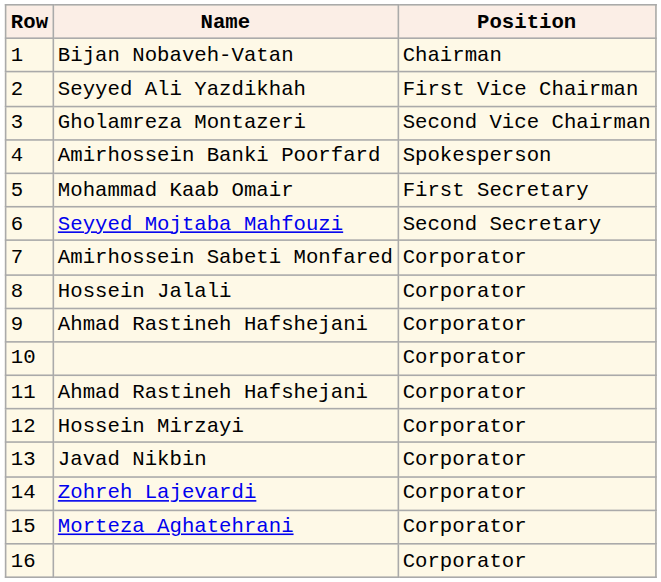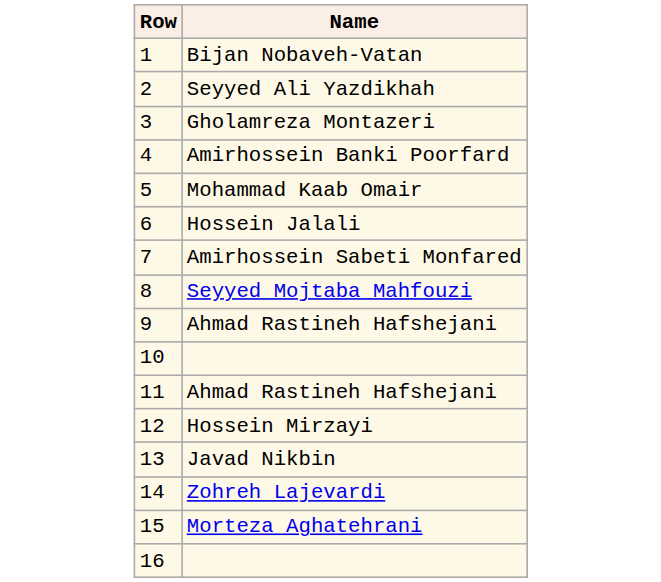- column: (527, 22)
(201, 224) Seyyed Mojtaba Mahfouzi -> (274, 224) Hossein Jalali
(145, 291) Hossein Jalali -> (329, 291) Seyyed Mojtaba Mahfouzi
